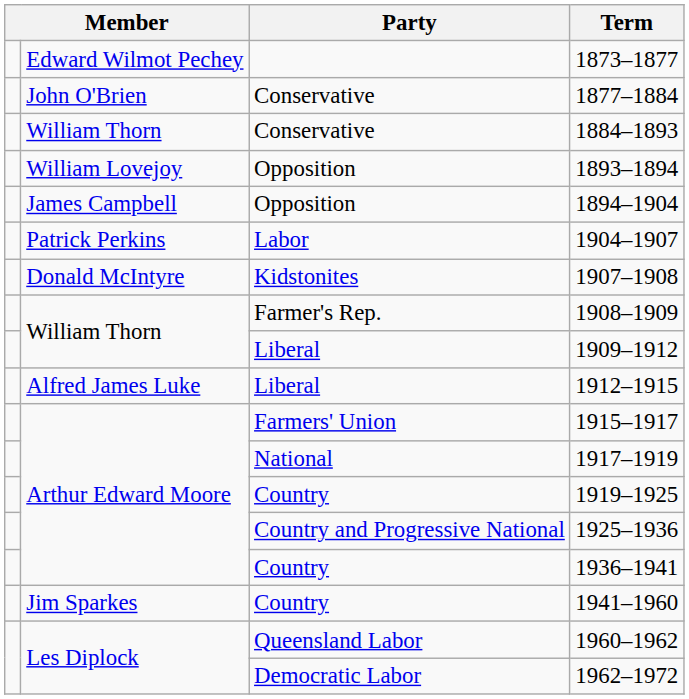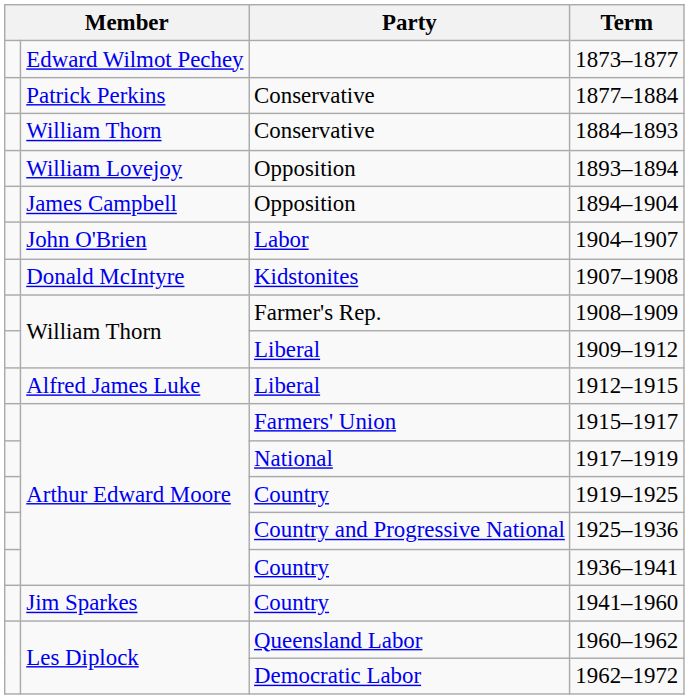(86, 95) John O'Brien -> (96, 95) Patrick Perkins
(96, 240) Patrick Perkins -> (86, 240) John O'Brien
